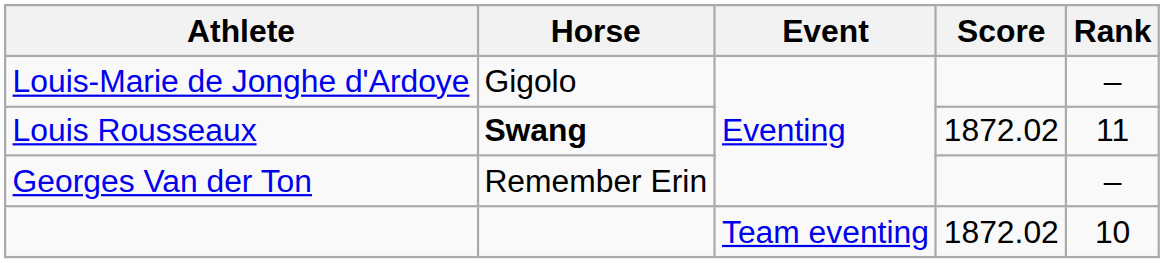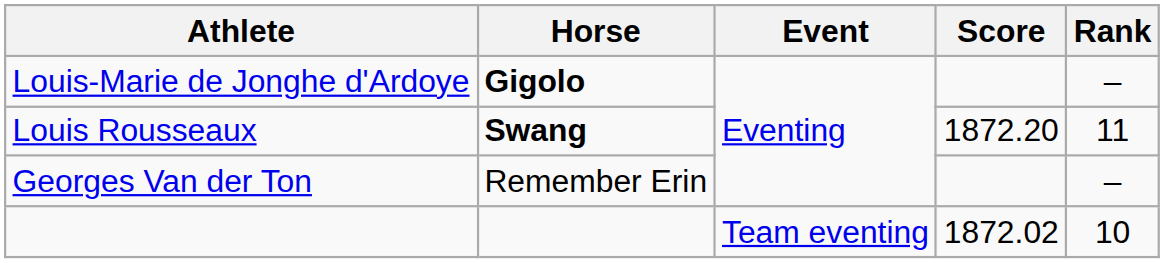(530, 81) normal -> (535, 81) bold
(1001, 131) 1872.02 -> (1001, 131) 1872.20
